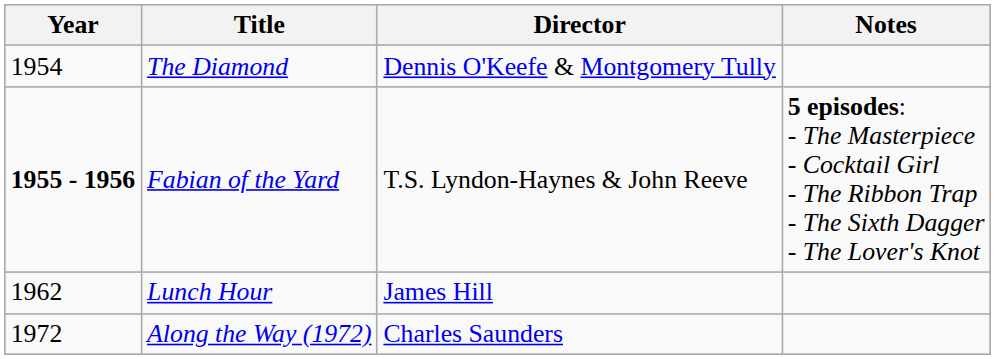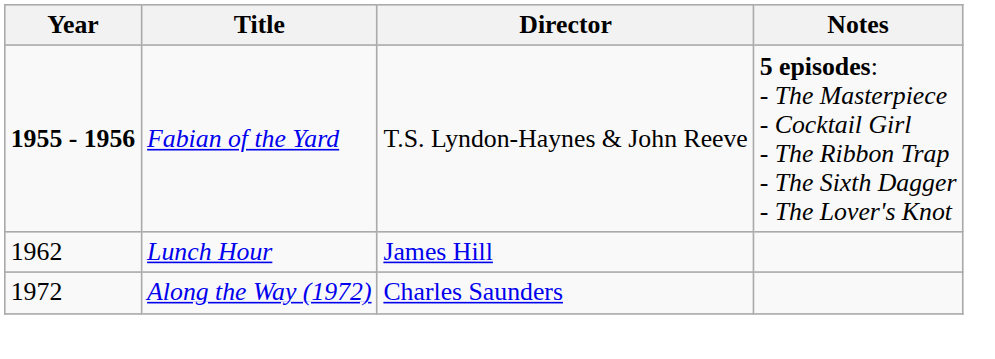- row: (218, 65)
